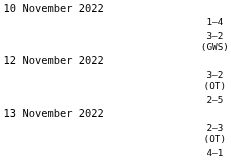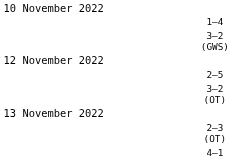rows swapped: (90, 80) <-> (90, 100)
